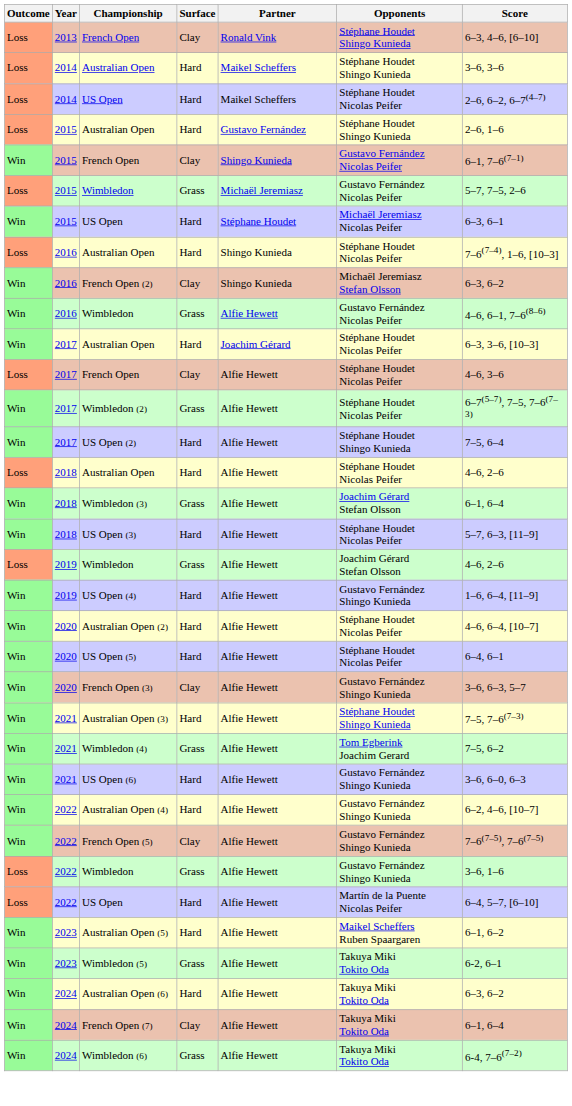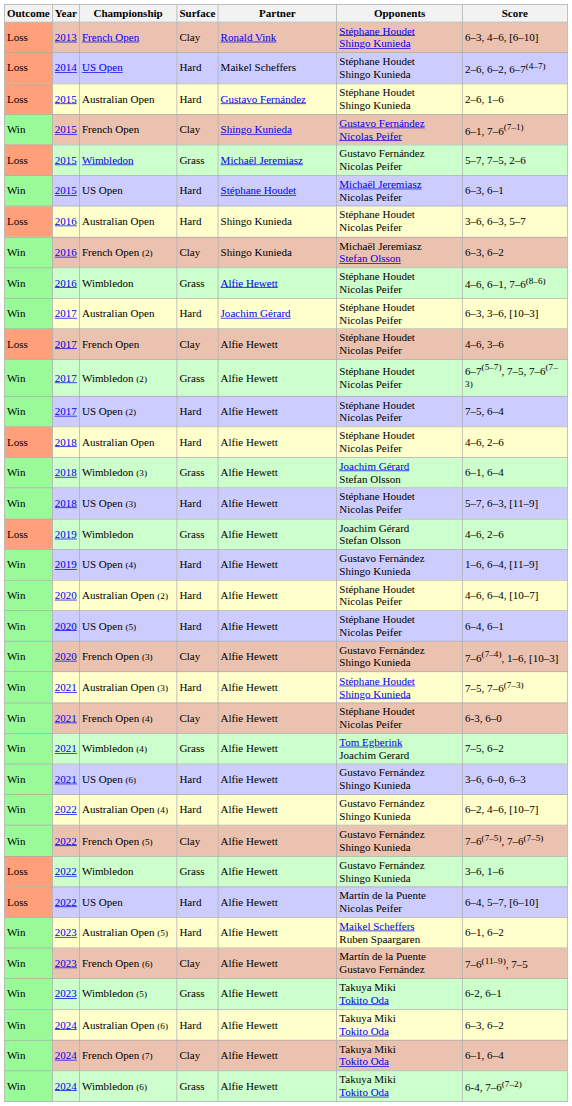- row: (66, 67)
(377, 98) Stéphane Houdet Nicolas Peifer -> (377, 67) Stéphane Houdet Shingo Kunieda
(512, 251) 7–6(7–4), 1–6, [10–3] -> (495, 221) 3–6, 6–3, 5–7
(382, 313) Gustavo Fernández Nicolas Peifer -> (377, 282) Stéphane Houdet Nicolas Peifer
(377, 441) Stéphane Houdet Shingo Kunieda -> (377, 411) Stéphane Houdet Nicolas Peifer
(495, 687) 3–6, 6–3, 5–7 -> (512, 656) 7–6(7–4), 1–6, [10–3]
+ row: (66, 717)
+ row: (66, 963)
